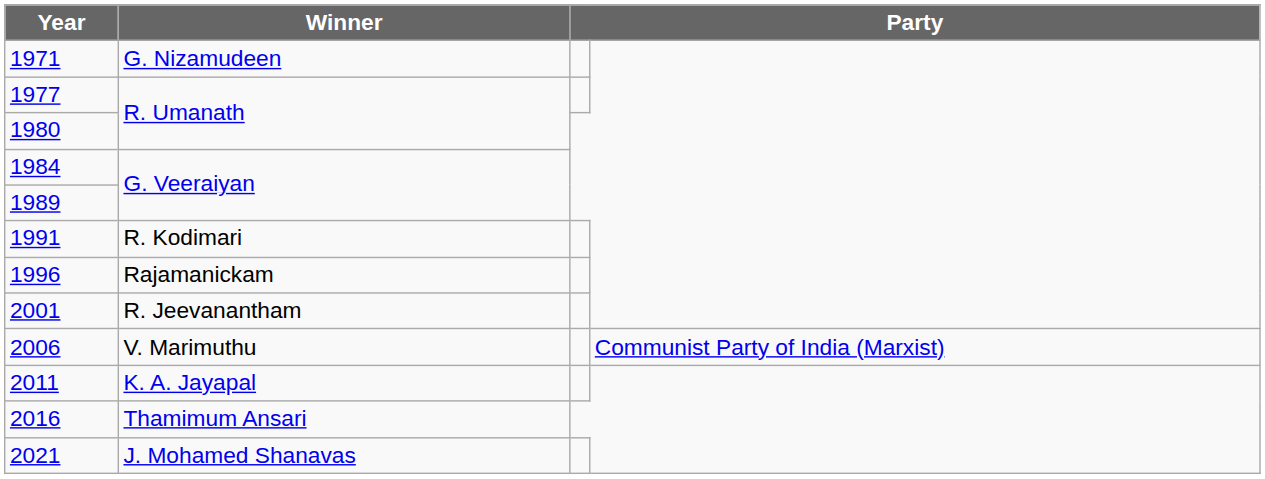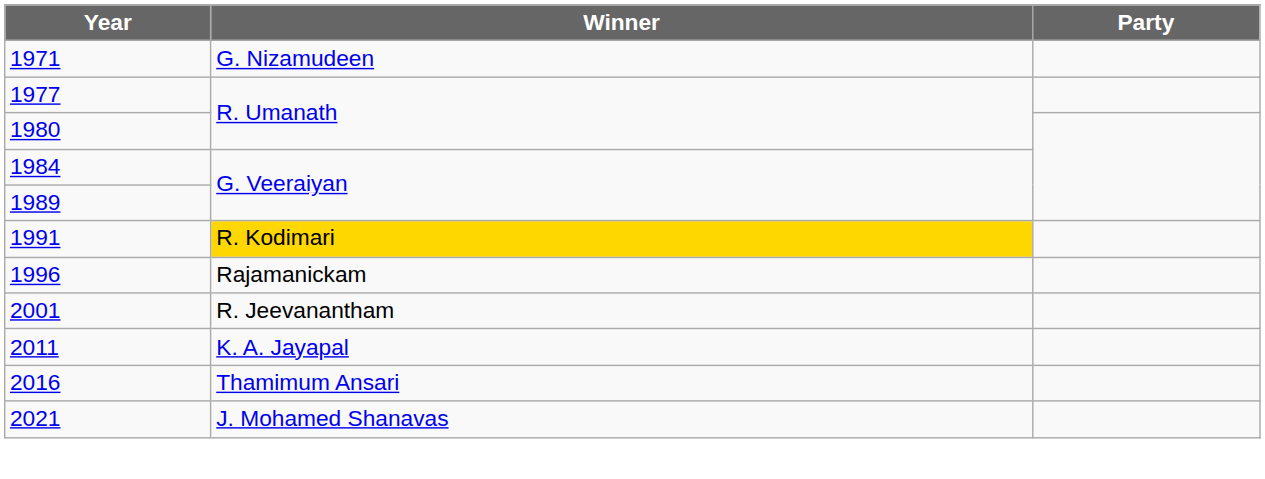(183, 238) no background -> (276, 238) gold background
- row: (35, 346)
